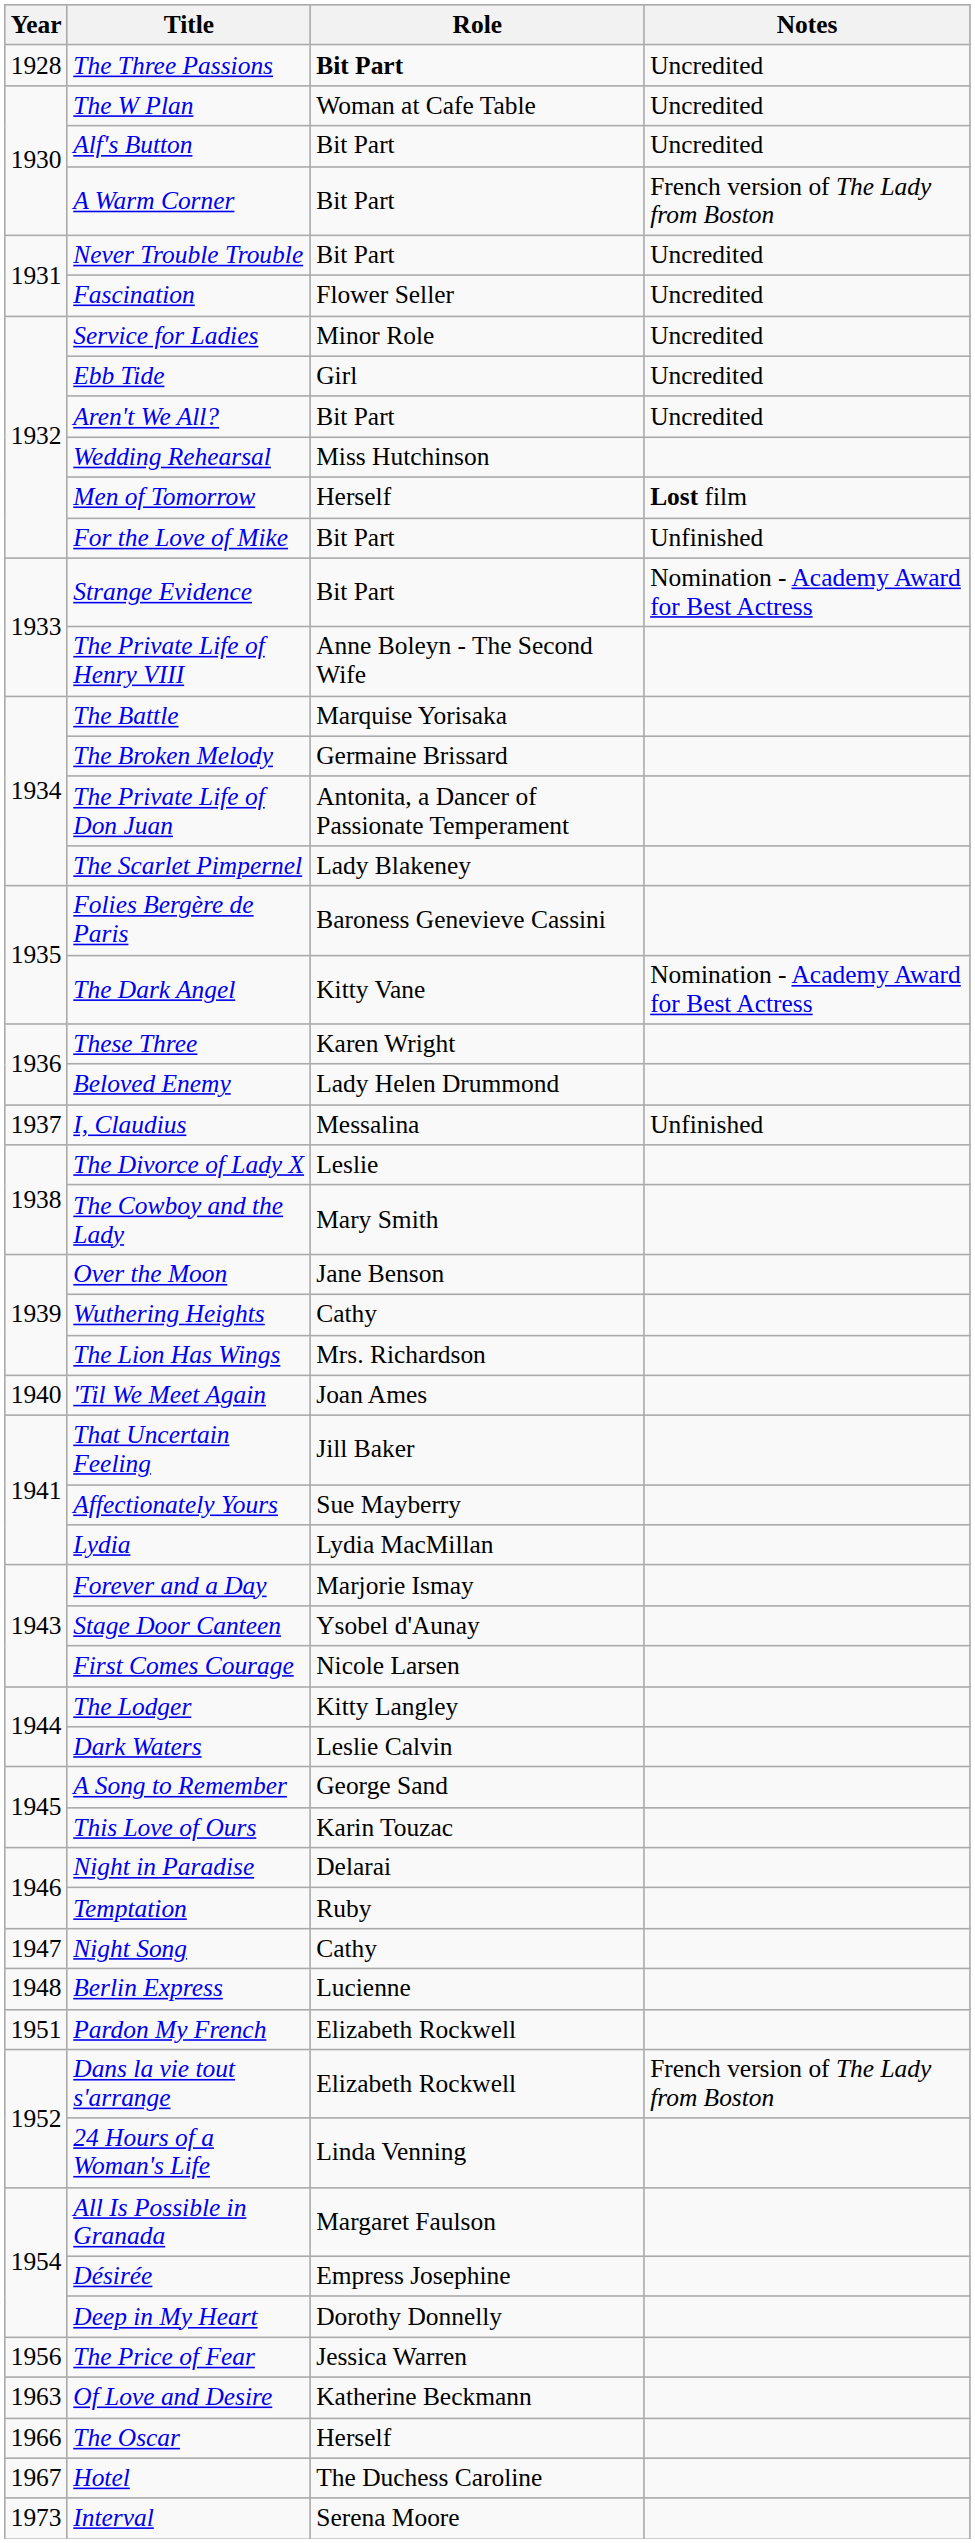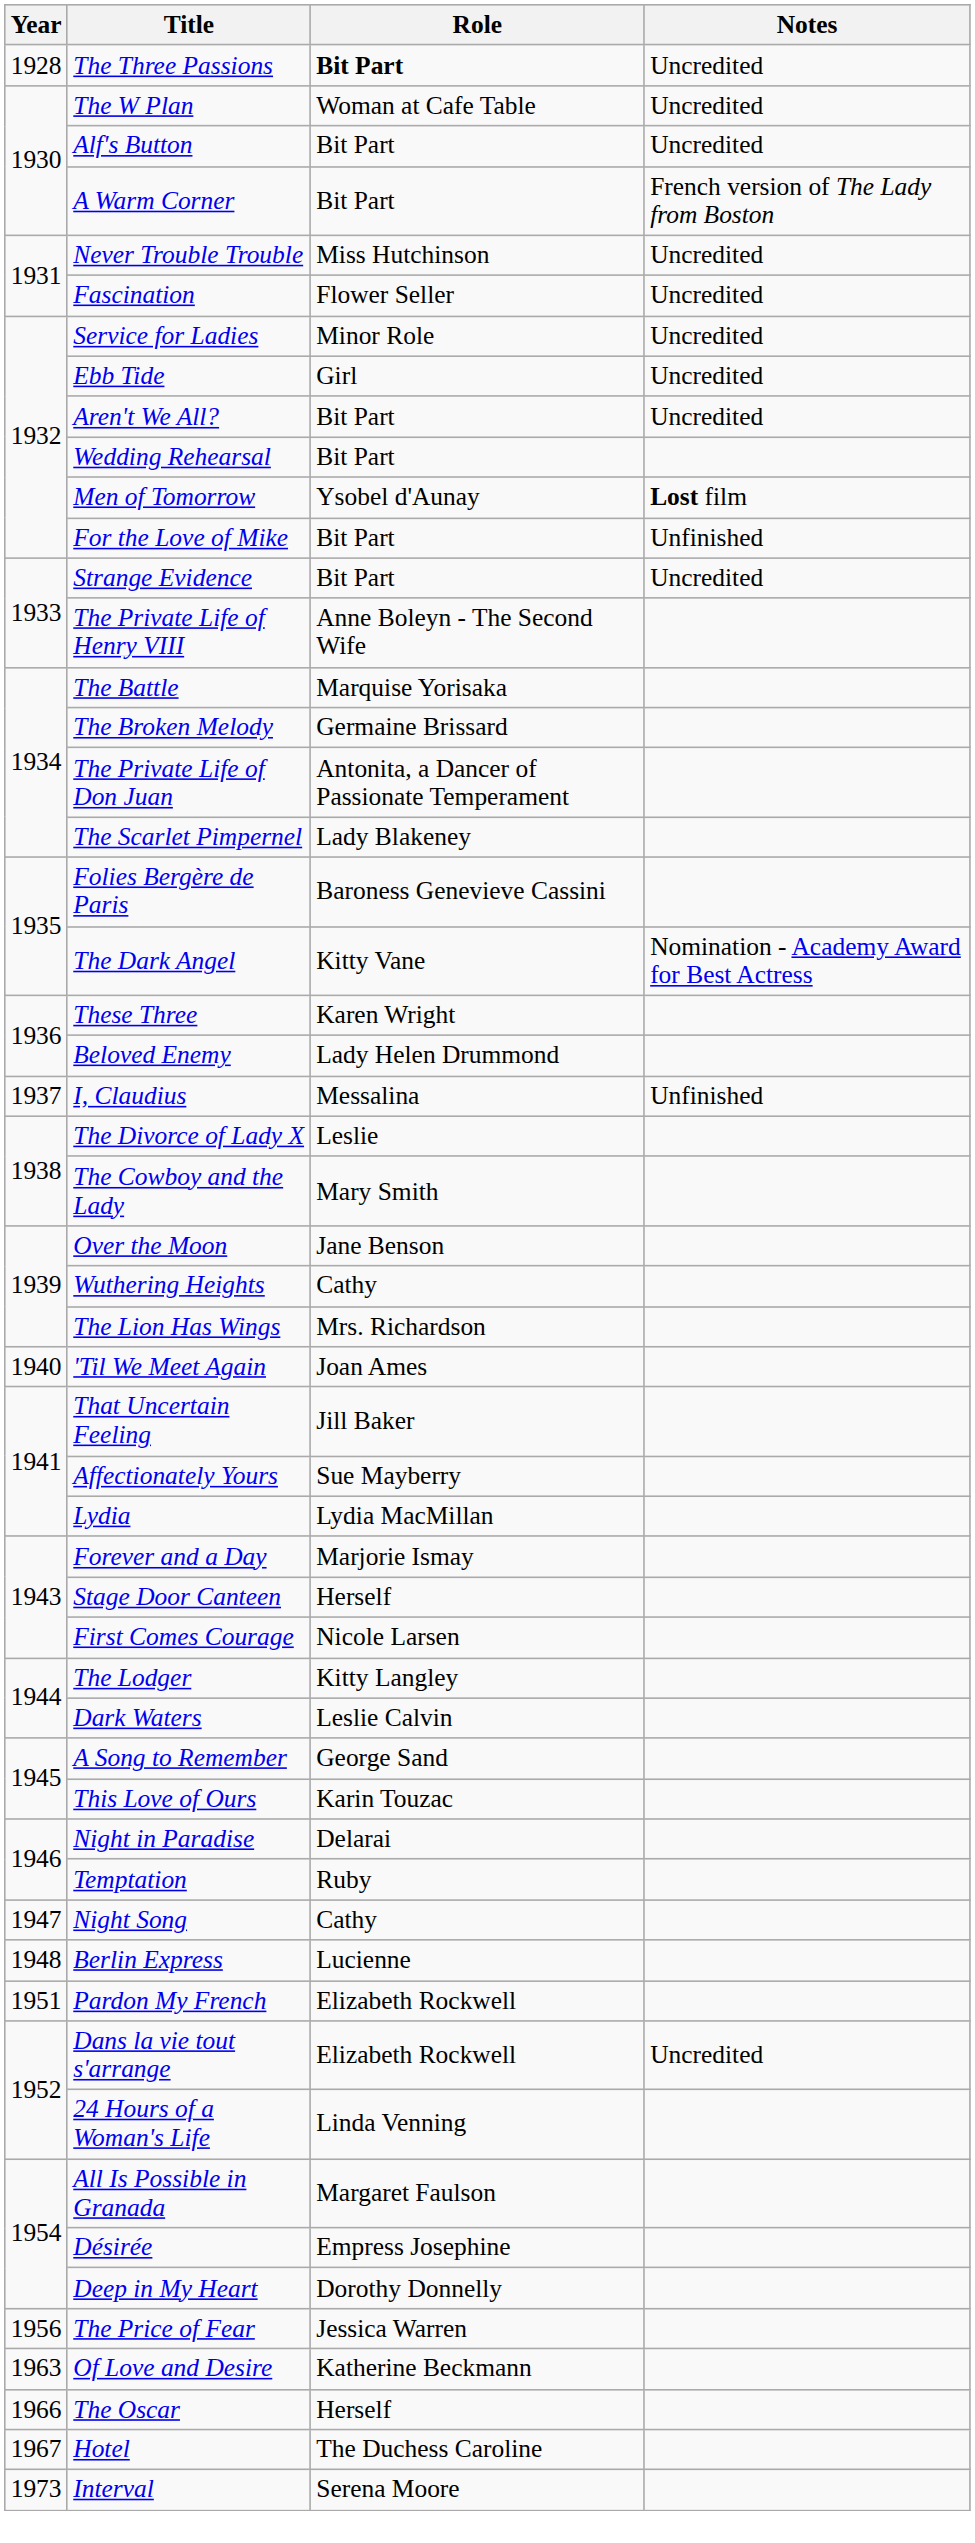(355, 255) Bit Part -> (403, 255) Miss Hutchinson
(403, 456) Miss Hutchinson -> (355, 456) Bit Part
(354, 497) Herself -> (398, 497) Ysobel d'Aunay
(805, 592) Nomination - Academy Award for Best Actress -> (707, 577) Uncredited
(398, 1625) Ysobel d'Aunay -> (354, 1596) Herself
(791, 2083) French version of The Lady from Boston -> (707, 2054) Uncredited
